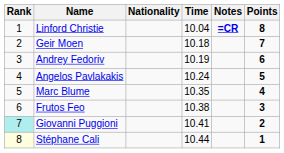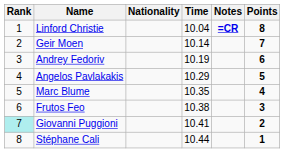(197, 44) 10.18 -> (197, 44) 10.14
(197, 76) 10.24 -> (197, 76) 10.29
(19, 140) lightyellow background -> (19, 140) no background
